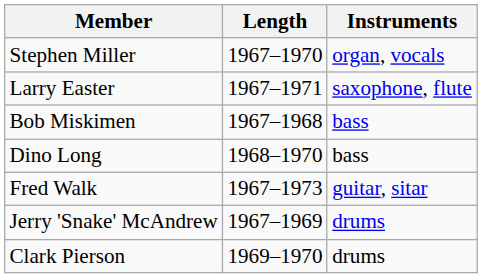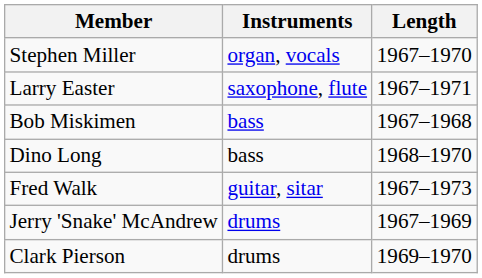columns swapped: (402, 21) <-> (275, 21)
